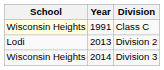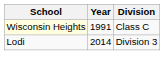- row: (136, 42)
(46, 57) Wisconsin Heights -> (16, 42) Lodi
